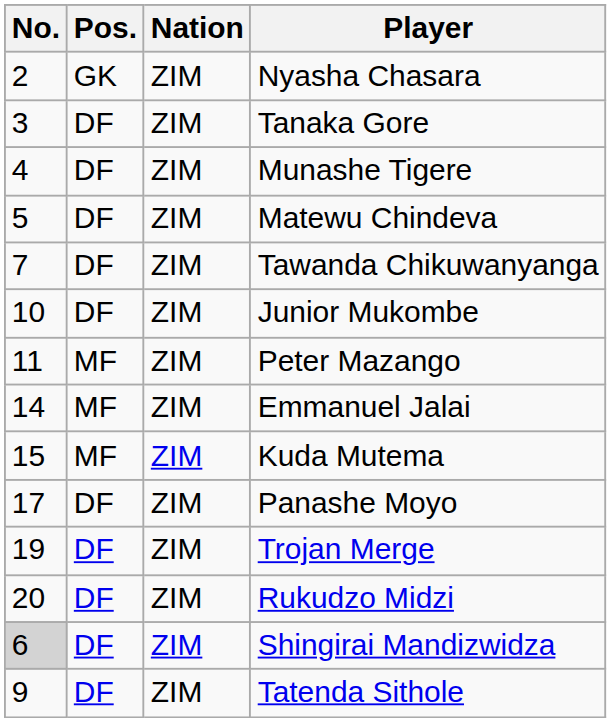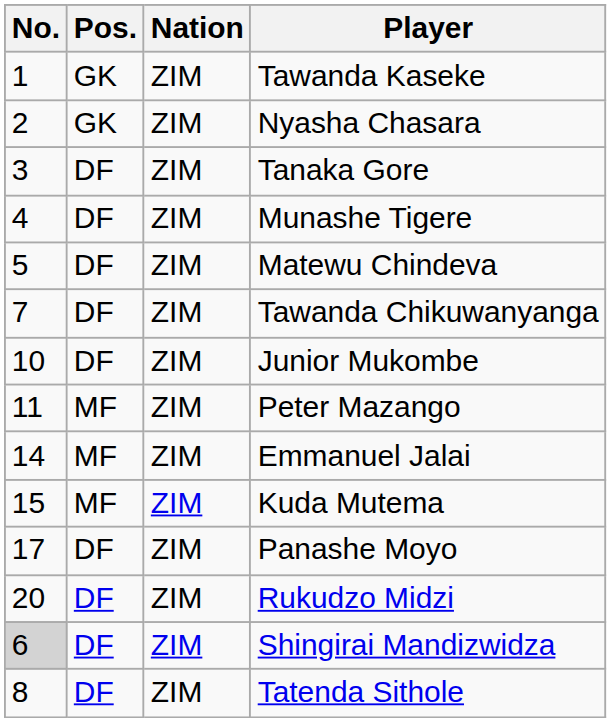+ row: (372, 75)
- row: (346, 550)
(20, 692) 9 -> (20, 692) 8
